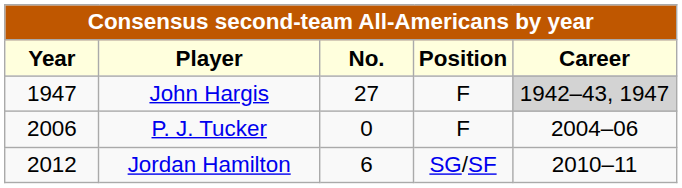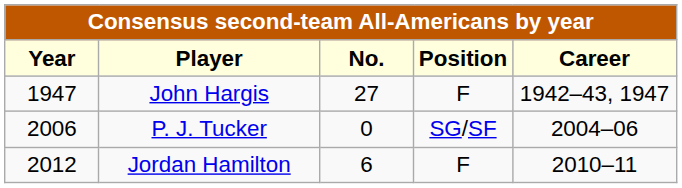(595, 93) lightgrey background -> (595, 93) no background
(463, 128) F -> (463, 128) SG/SF
(463, 164) SG/SF -> (463, 164) F
